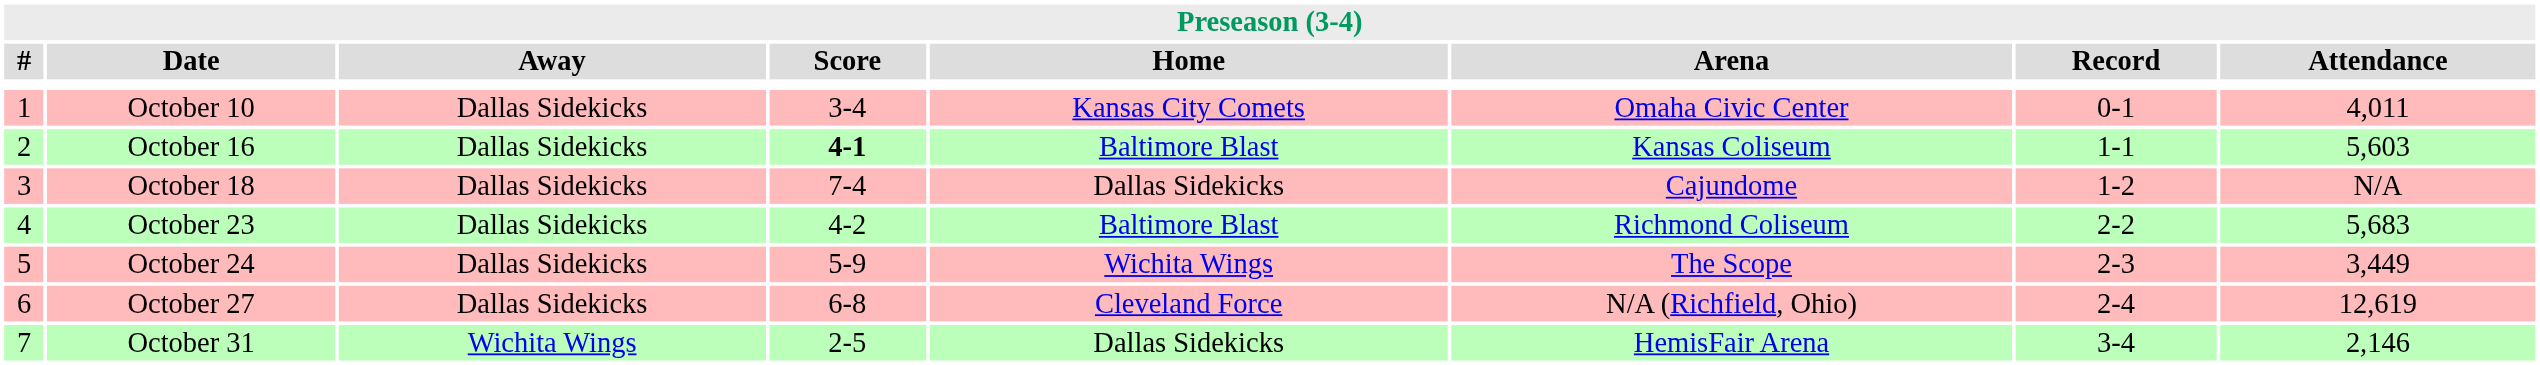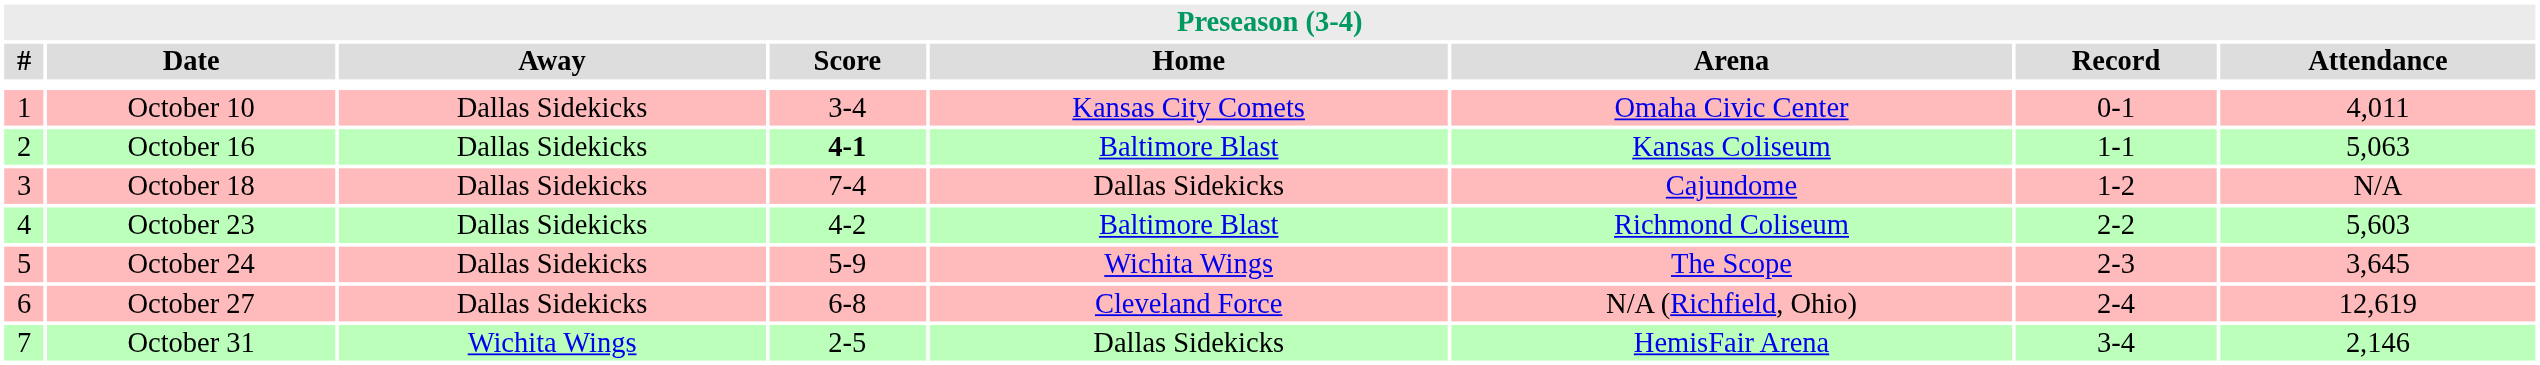(2378, 146) 5,603 -> (2378, 146) 5,063
(2378, 224) 5,683 -> (2378, 224) 5,603
(2378, 264) 3,449 -> (2378, 264) 3,645
